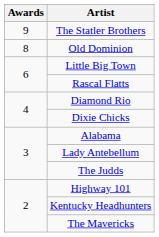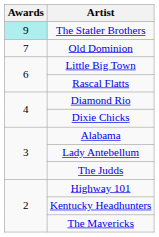(26, 30) no background -> (26, 30) paleturquoise background
(26, 48) 8 -> (26, 48) 7
